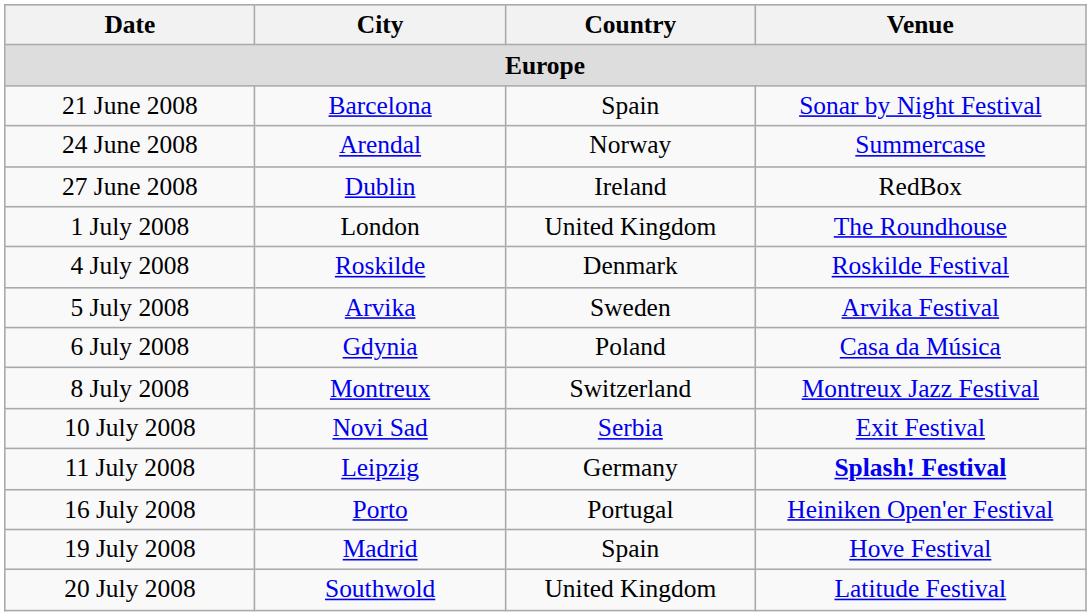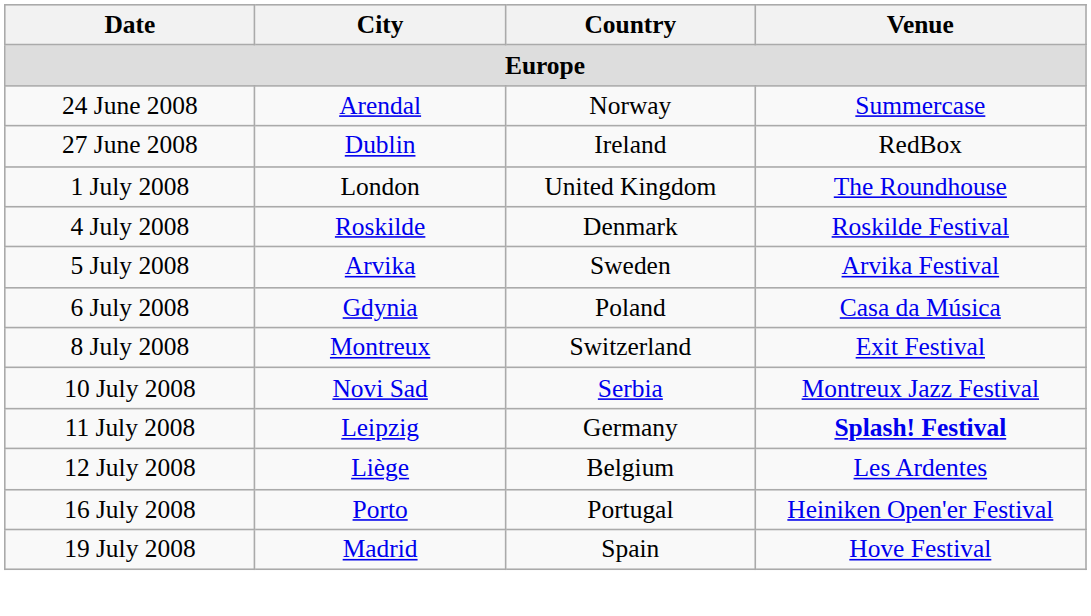- row: (130, 105)
(920, 387) Montreux Jazz Festival -> (920, 347) Exit Festival
(920, 428) Exit Festival -> (920, 387) Montreux Jazz Festival
+ row: (130, 468)
- row: (130, 589)
